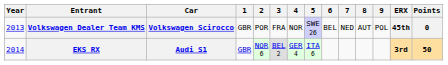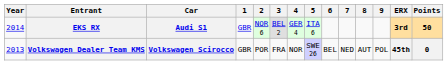rows swapped: (86, 27) <-> (86, 49)
